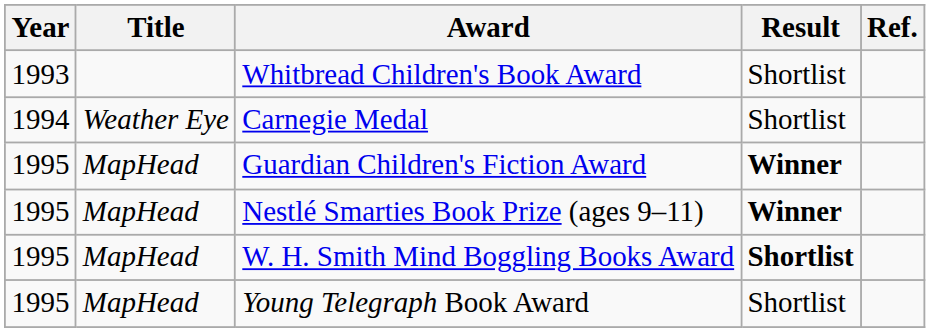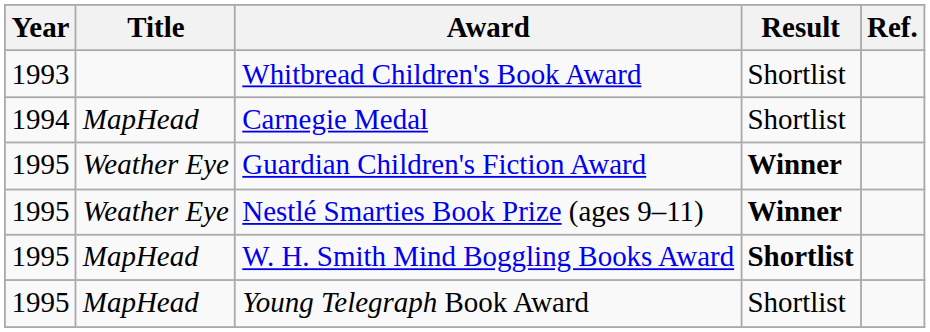(156, 119) Weather Eye -> (141, 119) MapHead
(141, 165) MapHead -> (156, 165) Weather Eye
(141, 211) MapHead -> (156, 211) Weather Eye
